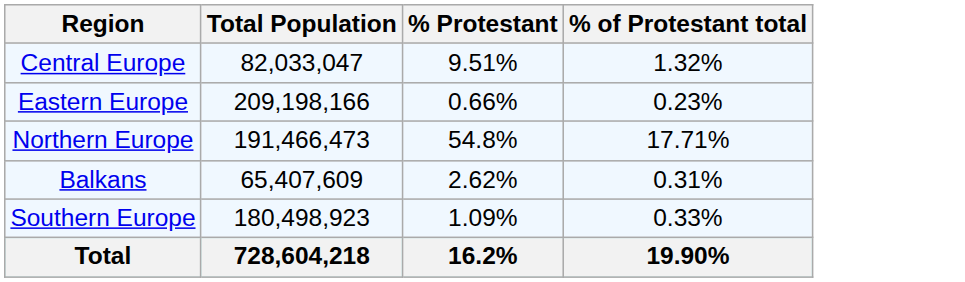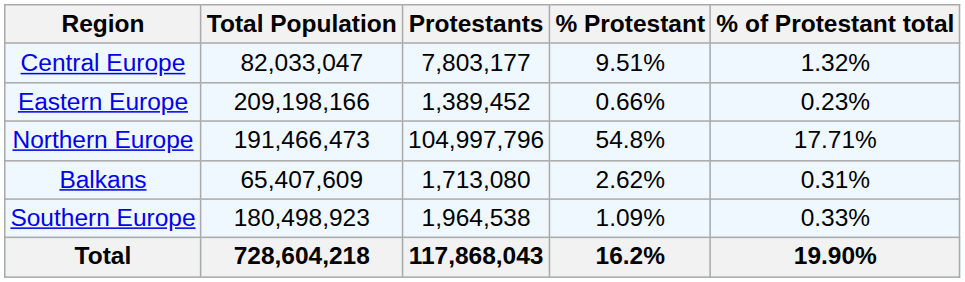+ column: (476, 23)
